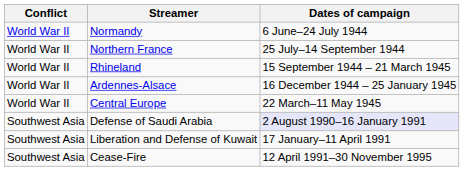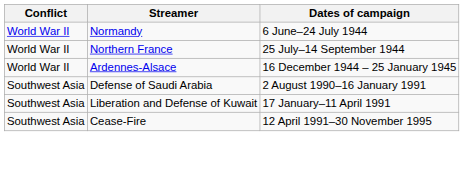- row: (115, 67)
- row: (128, 103)
(344, 121) lavender background -> (344, 85) no background
